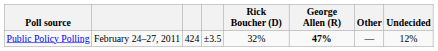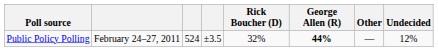(192, 38) 424 -> (192, 38) 524
(322, 38) 47% -> (322, 38) 44%
